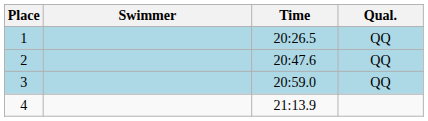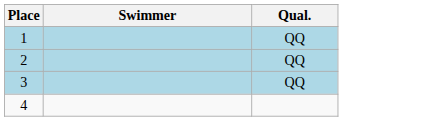- column: (295, 15)
